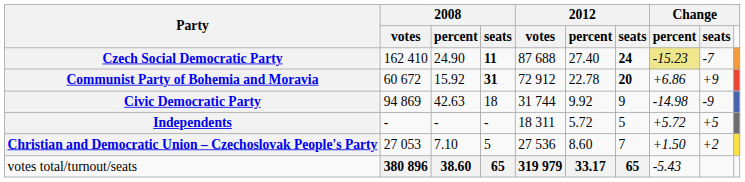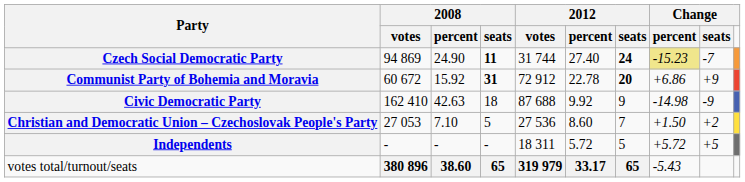(406, 58) 162 410 -> (402, 58) 94 869
(537, 58) 87 688 -> (537, 58) 31 744
(402, 101) 94 869 -> (406, 101) 162 410
(537, 101) 31 744 -> (537, 101) 87 688
rows swapped: (192, 144) <-> (192, 123)
